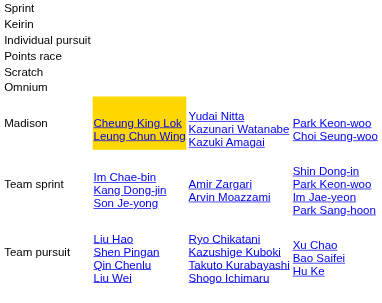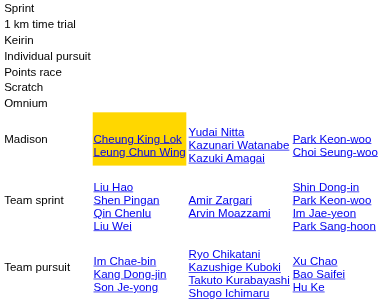+ row: (40, 24)
(130, 190) Im Chae-bin Kang Dong-jin Son Je-yong -> (126, 206) Liu Hao Shen Pingan Qin Chenlu Liu Wei
(126, 258) Liu Hao Shen Pingan Qin Chenlu Liu Wei -> (130, 274) Im Chae-bin Kang Dong-jin Son Je-yong
